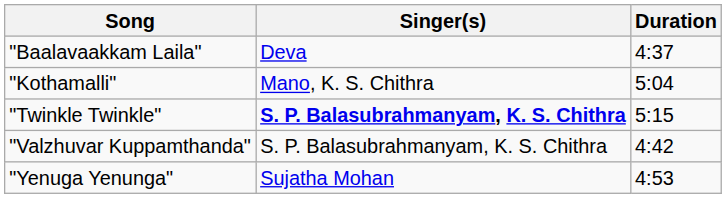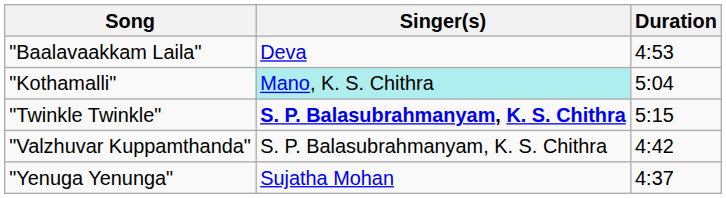(654, 52) 4:37 -> (654, 52) 4:53
(347, 84) no background -> (347, 84) paleturquoise background
(654, 178) 4:53 -> (654, 178) 4:37
